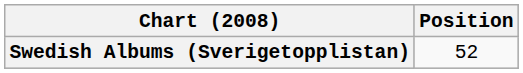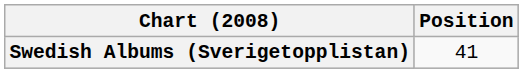(466, 53) 52 -> (466, 53) 41
